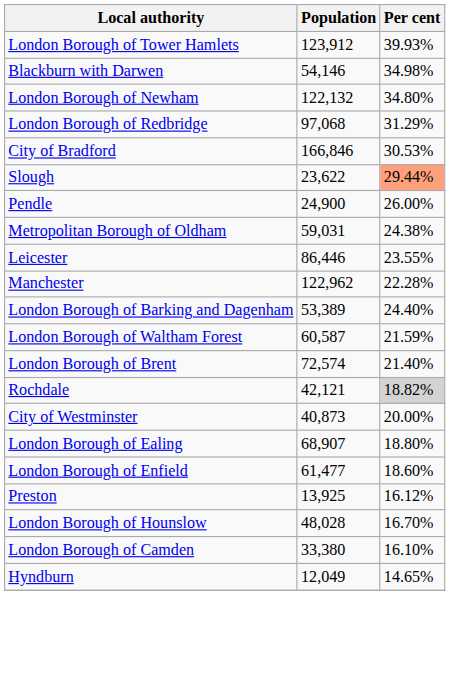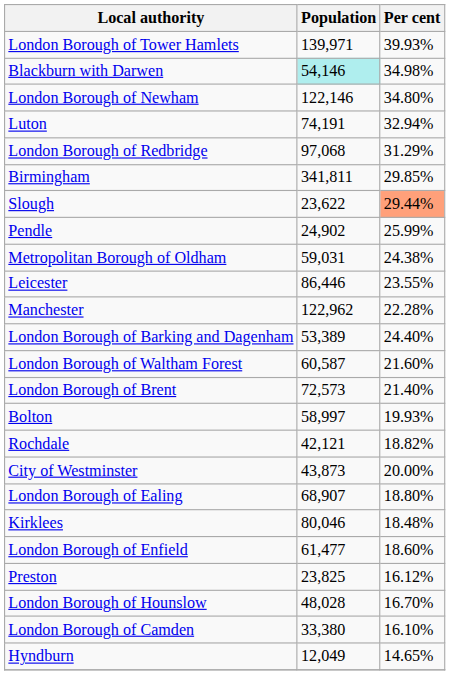(327, 44) 123,912 -> (327, 44) 139,971
(323, 71) no background -> (323, 71) paleturquoise background
(327, 97) 122,132 -> (327, 97) 122,146
+ row: (28, 124)
- row: (62, 151)
+ row: (49, 177)
(323, 204) 24,900 -> (323, 230) 24,902
(409, 204) 26.00% -> (409, 230) 25.99%
(409, 337) 21.59% -> (409, 363) 21.60%
(323, 363) 72,574 -> (323, 390) 72,573
+ row: (30, 417)
(409, 390) lightgrey background -> (409, 443) no background
(323, 417) 40,873 -> (323, 470) 43,873
+ row: (36, 523)
(323, 496) 13,925 -> (323, 576) 23,825
